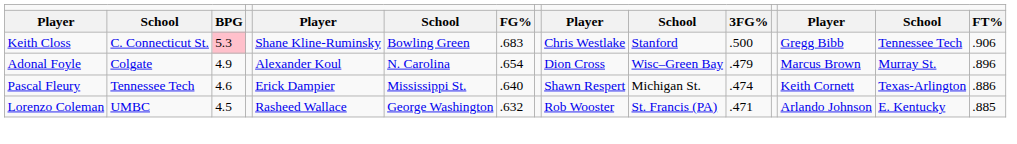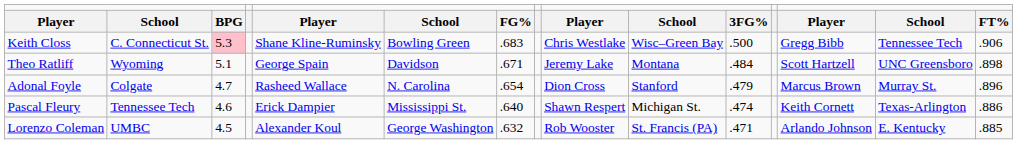(655, 42) Stanford -> (677, 42) Wisc–Green Bay
+ row: (40, 63)
(224, 63) 4.9 -> (224, 85) 4.7
(298, 63) Alexander Koul -> (301, 85) Rasheed Wallace
(677, 63) Wisc–Green Bay -> (655, 85) Stanford
(301, 106) Rasheed Wallace -> (298, 127) Alexander Koul
